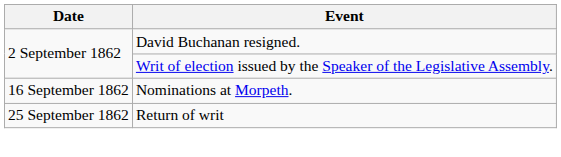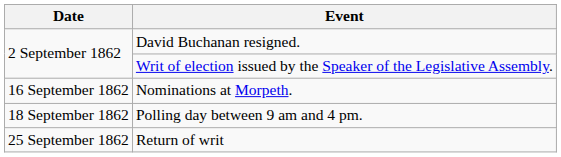+ row: (249, 115)
